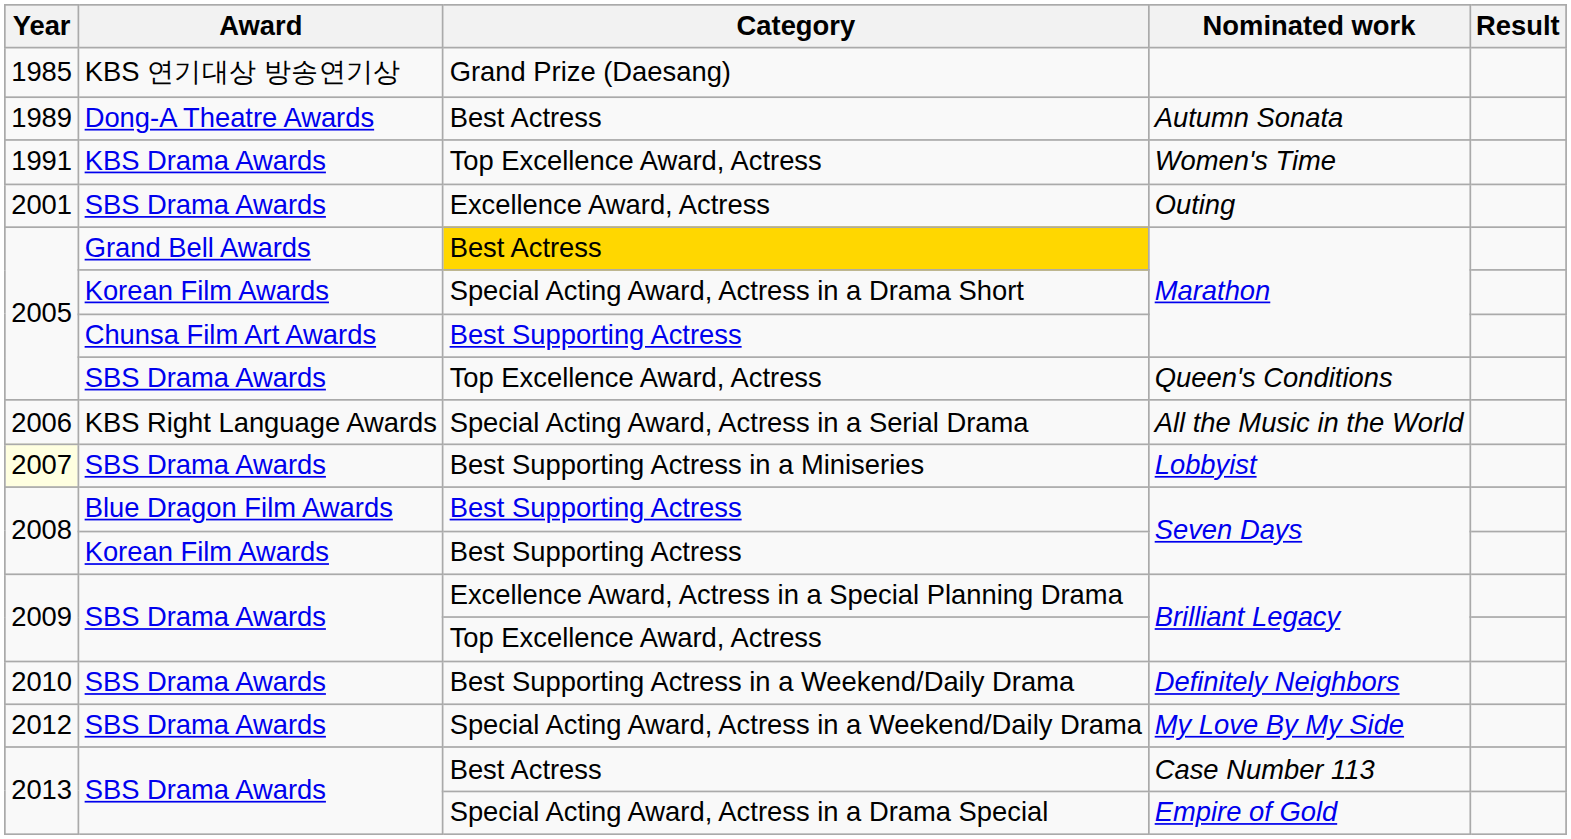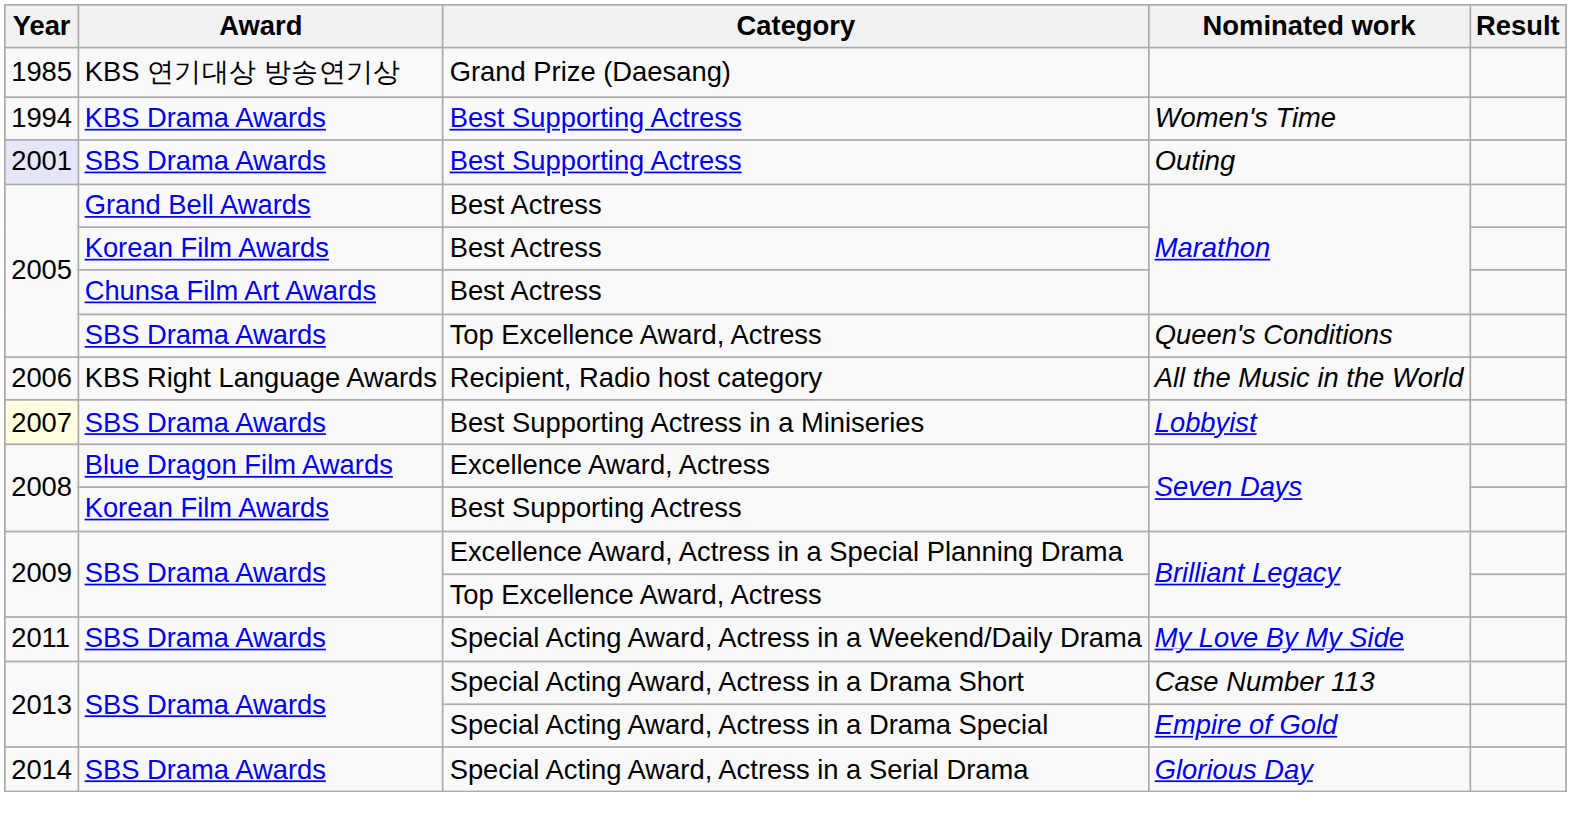- row: (229, 118)
(42, 161) 1991 -> (42, 118) 1994
(636, 161) Top Excellence Award, Actress -> (596, 118) Best Supporting Actress
(42, 204) no background -> (42, 161) lavender background
(610, 204) Excellence Award, Actress -> (596, 161) Best Supporting Actress
(526, 248) gold background -> (526, 204) no background
(737, 291) Special Acting Award, Actress in a Drama Short -> (526, 248) Best Actress
(596, 335) Best Supporting Actress -> (526, 291) Best Actress
(739, 421) Special Acting Award, Actress in a Serial Drama -> (636, 378) Recipient, Radio host category
(596, 508) Best Supporting Actress -> (610, 465) Excellence Award, Actress
- row: (205, 682)
(42, 725) 2012 -> (41, 638) 2011
(526, 768) Best Actress -> (737, 682) Special Acting Award, Actress in a Drama Short
+ row: (205, 768)
